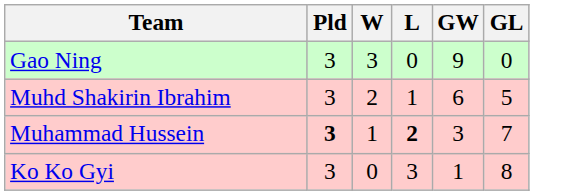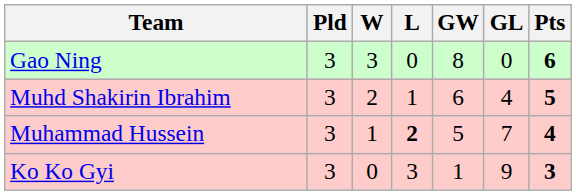+ column: (550, 23)
(458, 60) 9 -> (458, 60) 8
(507, 97) 5 -> (507, 97) 4
(330, 134) bold -> (330, 134) normal
(458, 134) 3 -> (458, 134) 5
(507, 171) 8 -> (507, 171) 9
